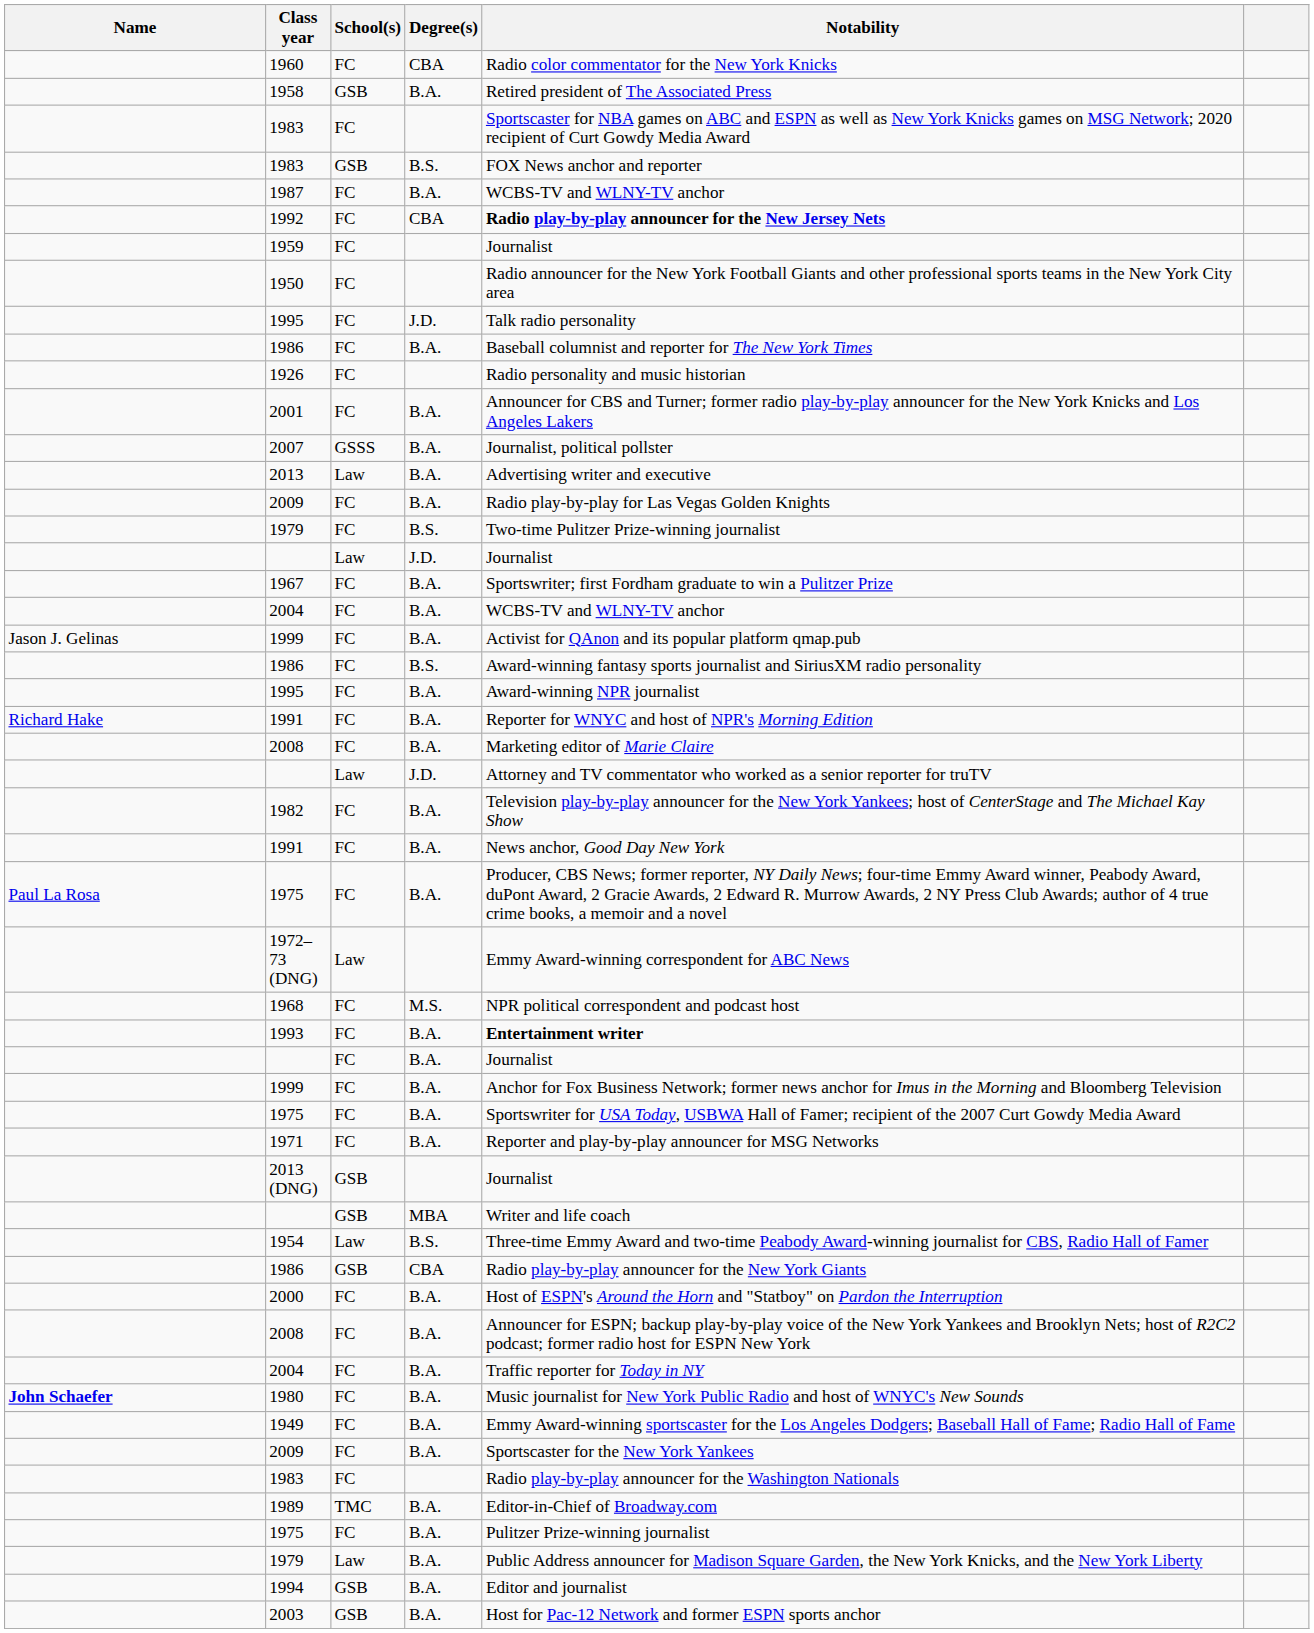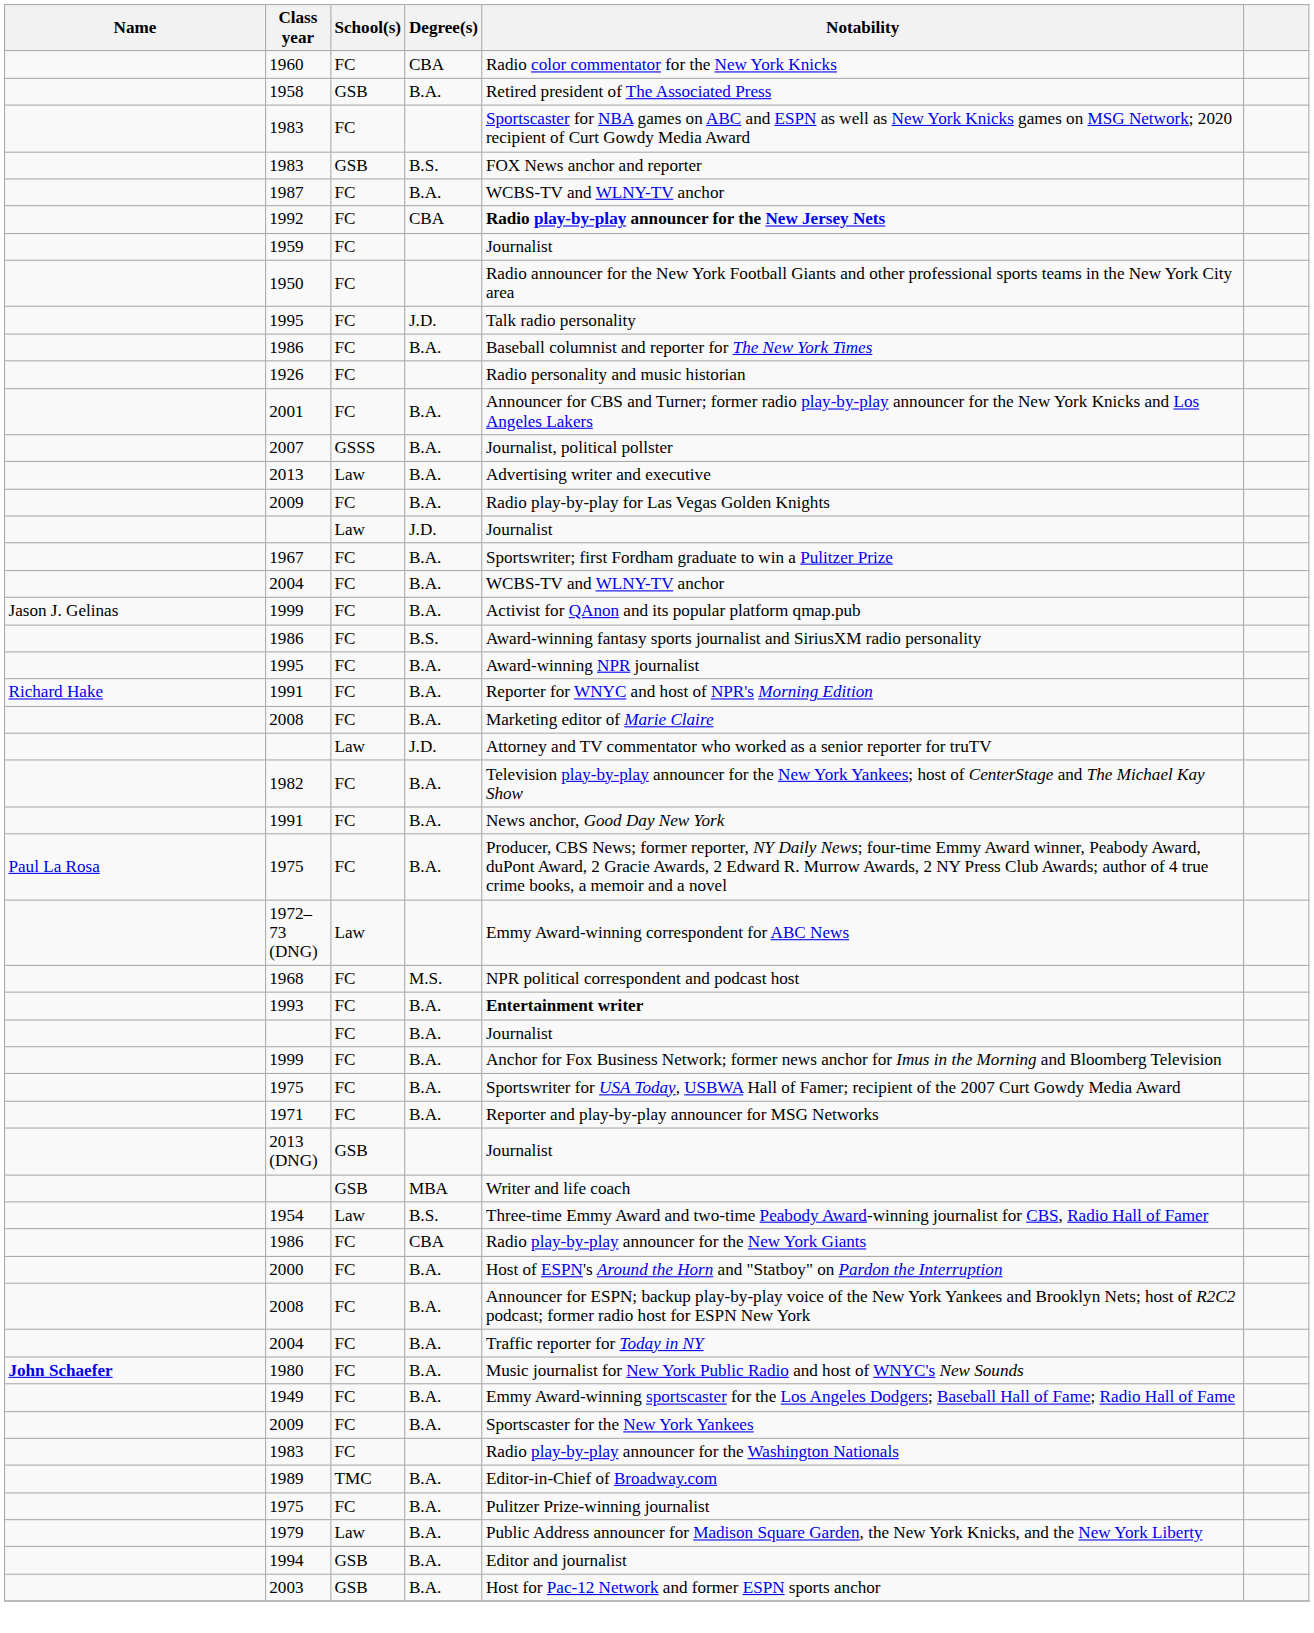- row: (286, 529)
(351, 1269) GSB -> (345, 1242) FC
